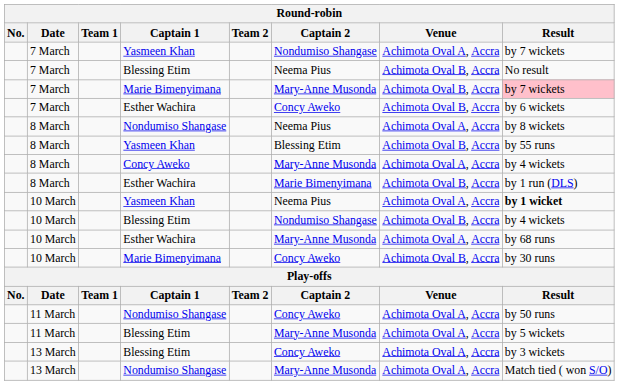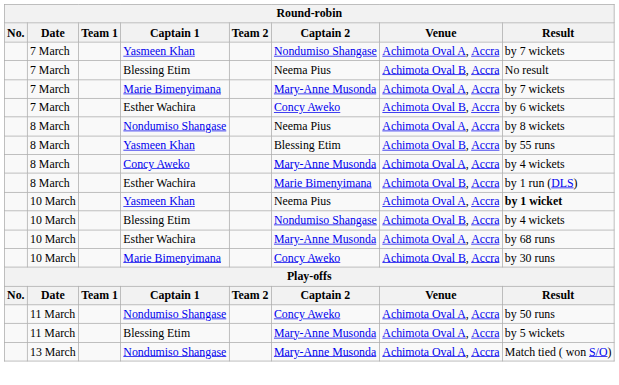(441, 88) Achimota Oval B, Accra -> (441, 88) Achimota Oval A, Accra
(535, 88) pink background -> (535, 88) no background
- row: (53, 351)
